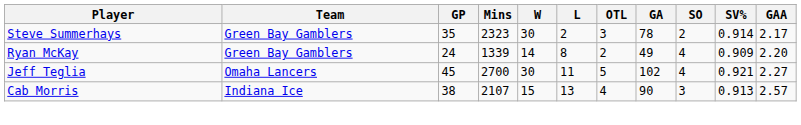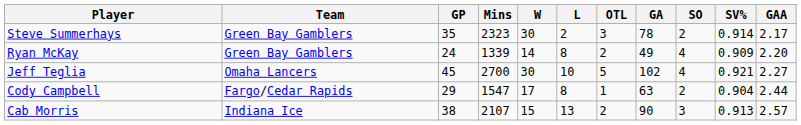(567, 72) 11 -> (567, 72) 10
+ row: (54, 91)
(603, 91) 4 -> (603, 110) 2
